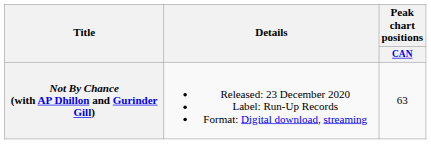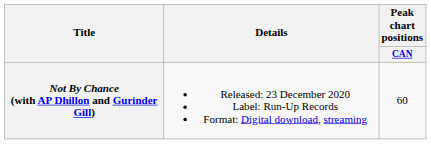(402, 100) 63 -> (402, 100) 60
